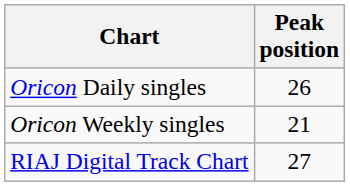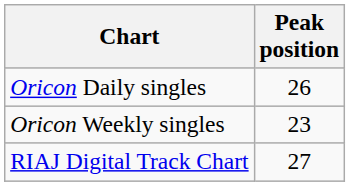(299, 124) 21 -> (299, 124) 23
